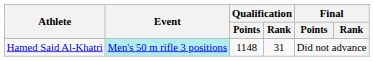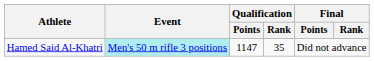(247, 47) 1148 -> (247, 47) 1147
(279, 47) 31 -> (279, 47) 35
